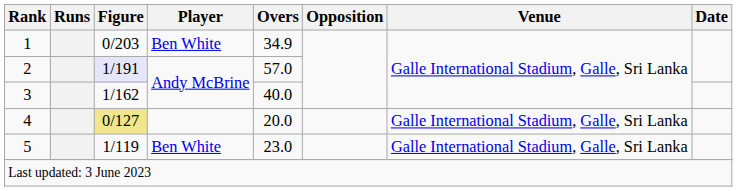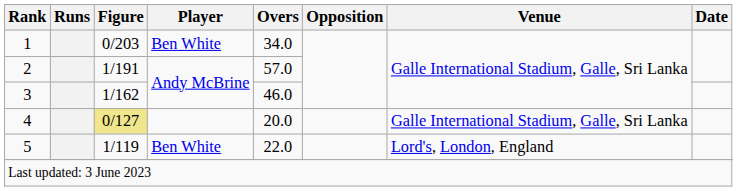(278, 43) 34.9 -> (278, 43) 34.0
(121, 69) lavender background -> (121, 69) no background
(278, 95) 40.0 -> (278, 95) 46.0
(278, 146) 23.0 -> (278, 146) 22.0
(539, 146) Galle International Stadium, Galle, Sri Lanka -> (472, 146) Lord's, London, England
